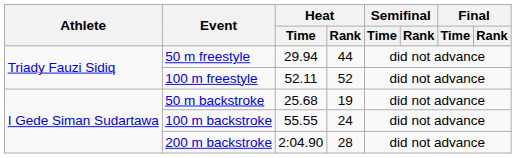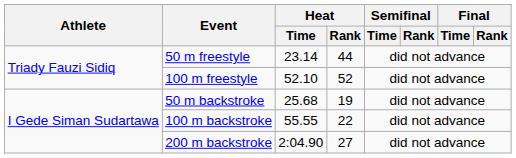(301, 57) 29.94 -> (301, 57) 23.14
(301, 79) 52.11 -> (301, 79) 52.10
(345, 121) 24 -> (345, 121) 22
(345, 143) 28 -> (345, 143) 27
